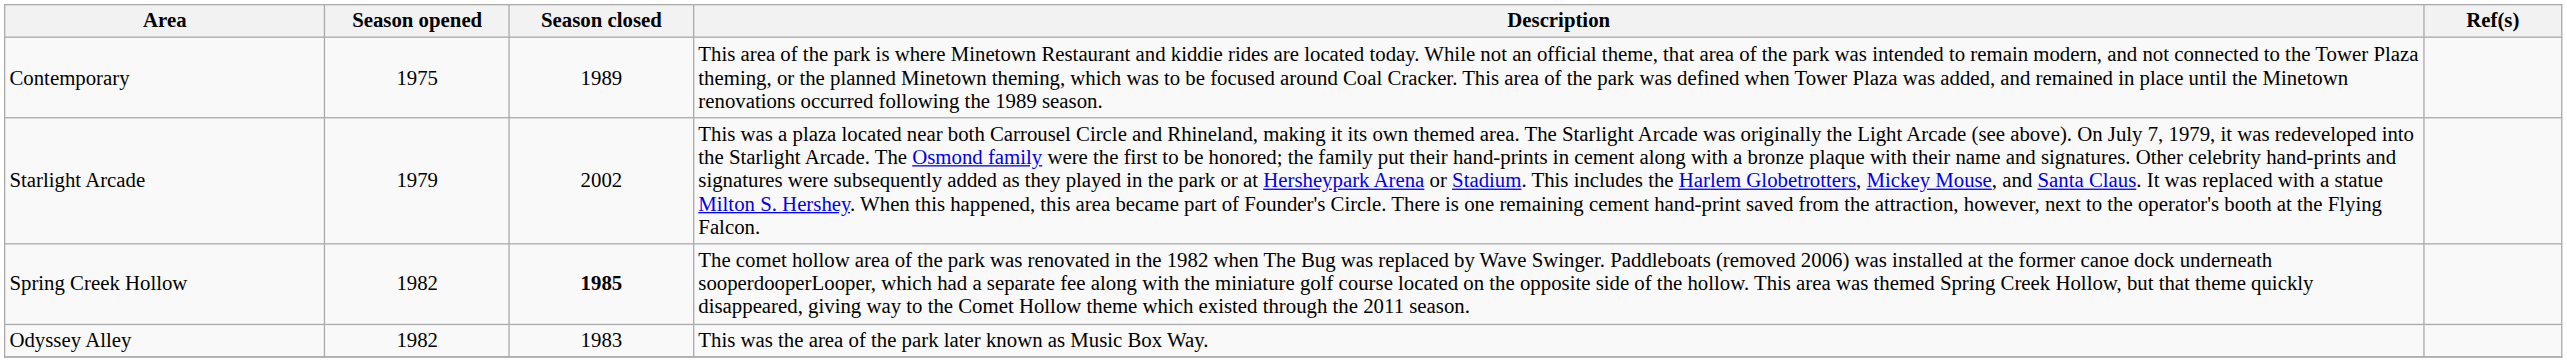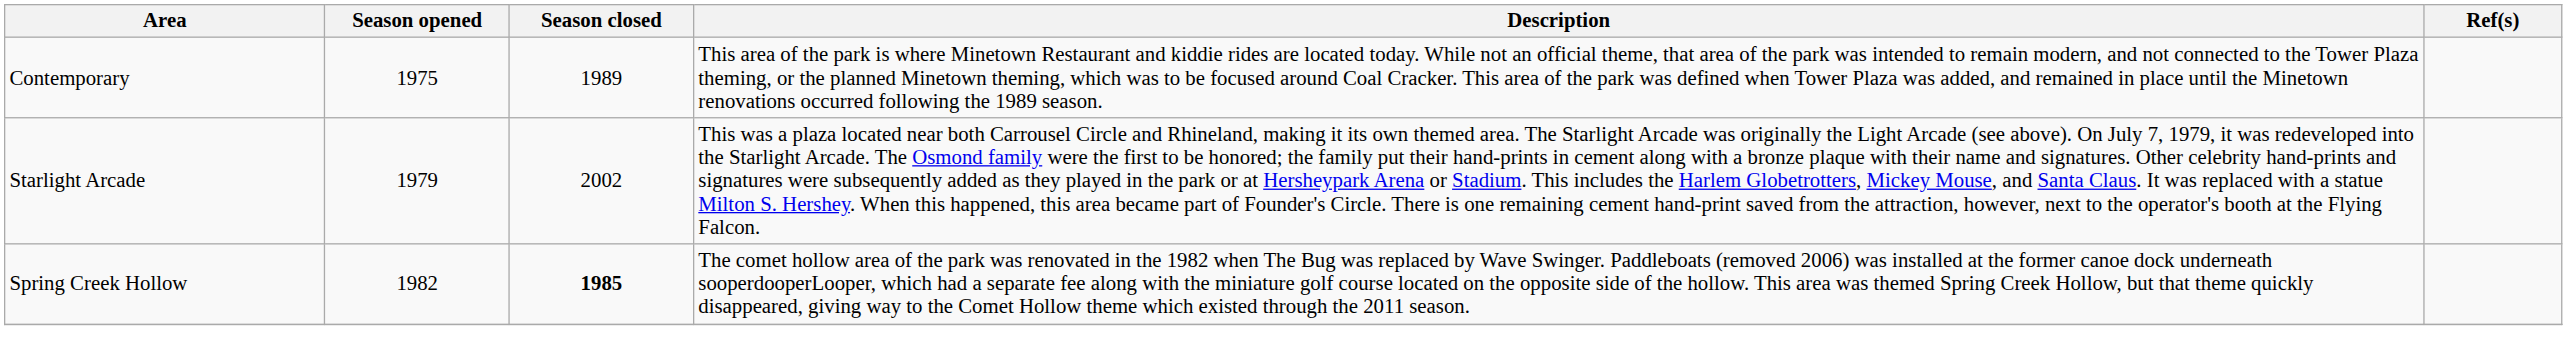- row: (70, 340)
